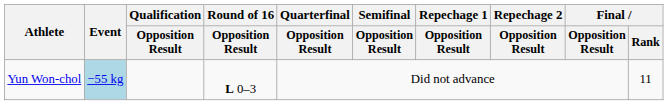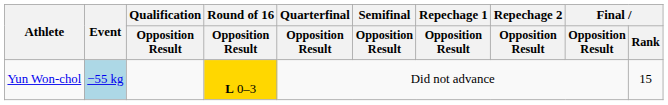(241, 89) no background -> (241, 89) gold background
(646, 80) 11 -> (646, 80) 15
